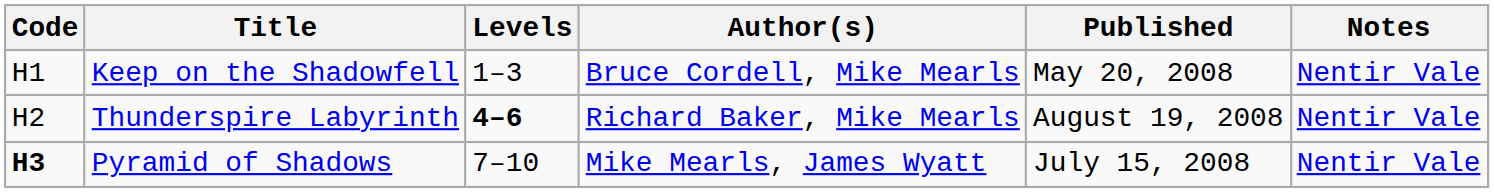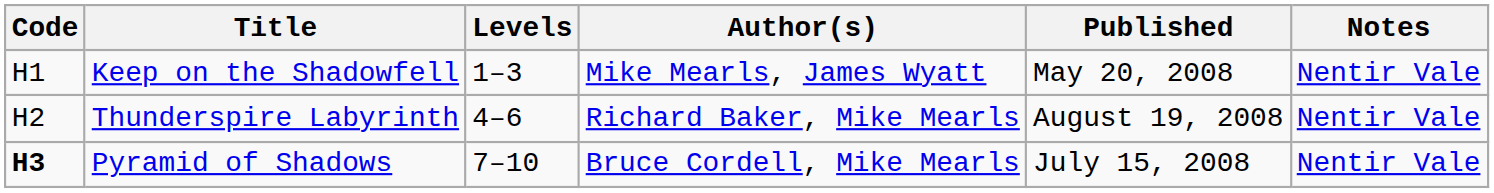(803, 73) Bruce Cordell, Mike Mearls -> (786, 73) Mike Mearls, James Wyatt
(497, 118) bold -> (497, 118) normal
(786, 164) Mike Mearls, James Wyatt -> (803, 164) Bruce Cordell, Mike Mearls
